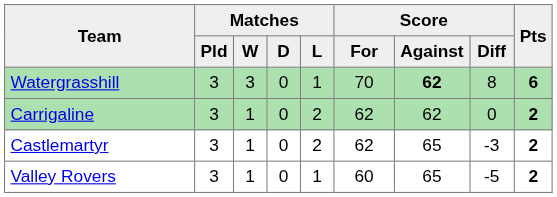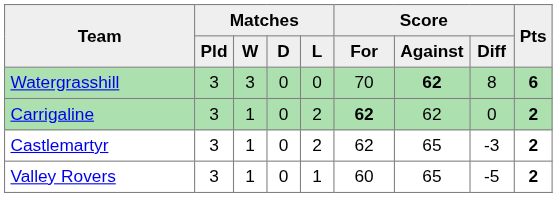(317, 82) 1 -> (317, 82) 0
(364, 114) normal -> (364, 114) bold
